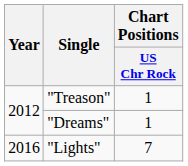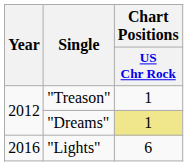(148, 123) no background -> (148, 123) khaki background
(148, 148) 7 -> (148, 148) 6
